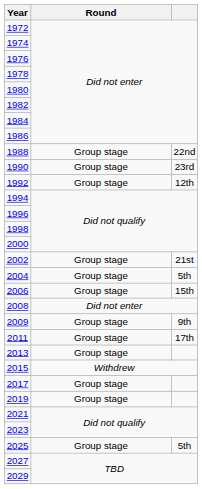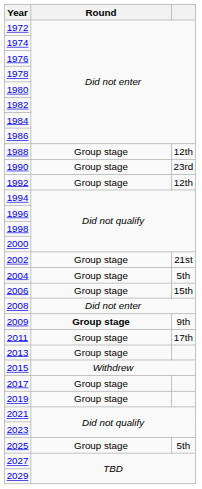(184, 152) 22nd -> (183, 152) 12th
(101, 322) normal -> (101, 322) bold
